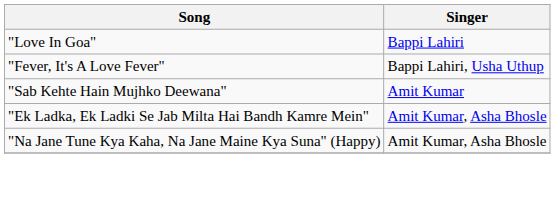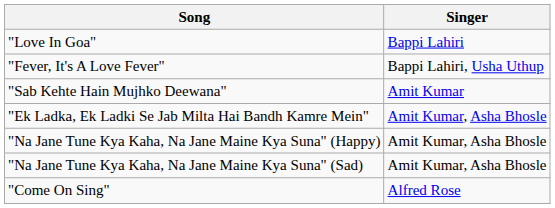+ row: (186, 165)
+ row: (59, 190)
